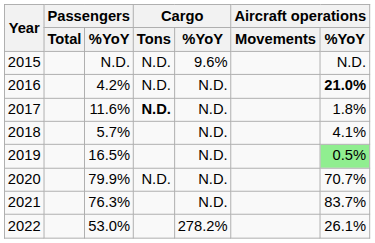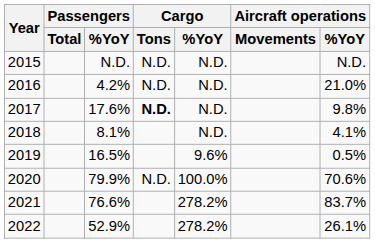(211, 62) 9.6% -> (213, 62) N.D.
(345, 86) bold -> (345, 86) normal
(110, 109) 11.6% -> (109, 109) 17.6%
(349, 109) 1.8% -> (349, 109) 9.8%
(113, 132) 5.7% -> (113, 132) 8.1%
(213, 156) N.D. -> (211, 156) 9.6%
(349, 156) lightgreen background -> (349, 156) no background
(213, 179) N.D. -> (203, 179) 100.0%
(345, 179) 70.7% -> (345, 179) 70.6%
(109, 202) 76.3% -> (109, 202) 76.6%
(213, 202) N.D. -> (203, 202) 278.2%
(109, 226) 53.0% -> (109, 226) 52.9%
